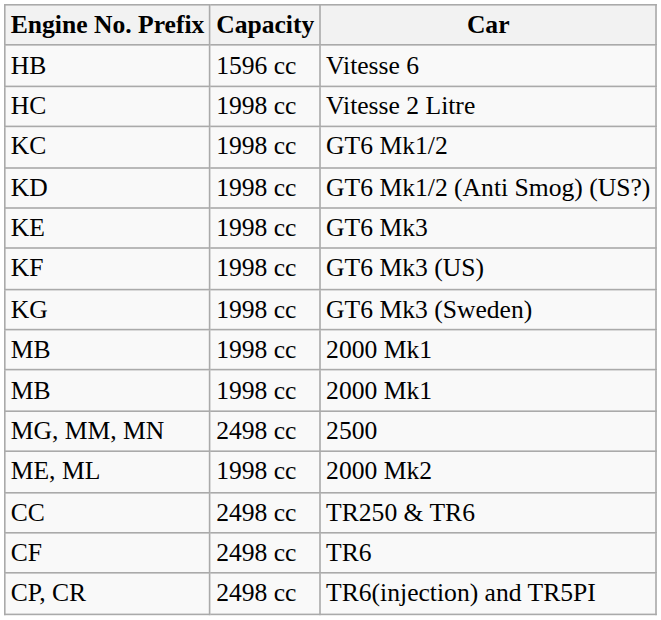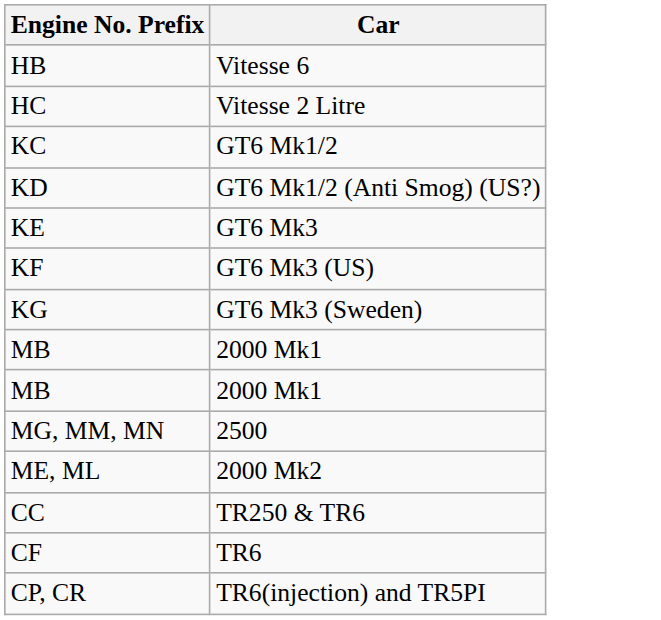- column: (265, 24)
